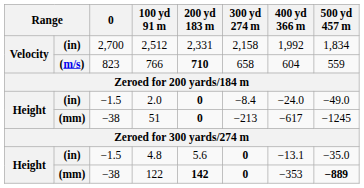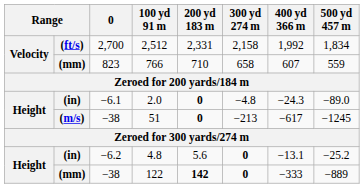(72, 44) (in) -> (72, 44) (ft/s)
(72, 63) (m/s) -> (72, 63) (mm)
(200, 63) bold -> (200, 63) normal
(291, 63) 604 -> (291, 63) 607
(111, 100) −1.5 -> (111, 100) −6.1
(245, 100) −8.4 -> (245, 100) −4.8
(291, 100) −24.0 -> (291, 100) −24.3
(336, 100) −49.0 -> (336, 100) −89.0
(72, 118) (mm) -> (72, 118) (m/s)
(111, 155) −1.5 -> (111, 155) −6.2
(336, 155) −35.0 -> (336, 155) −25.2
(291, 173) −353 -> (291, 173) −333
(336, 173) bold -> (336, 173) normal
